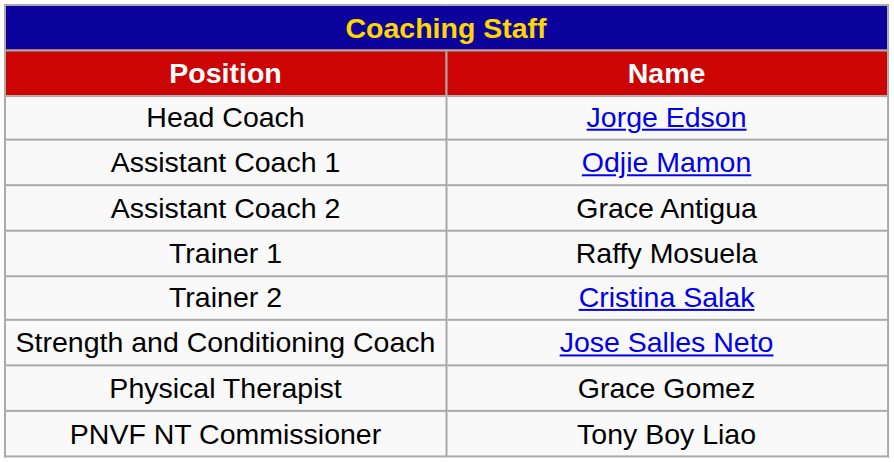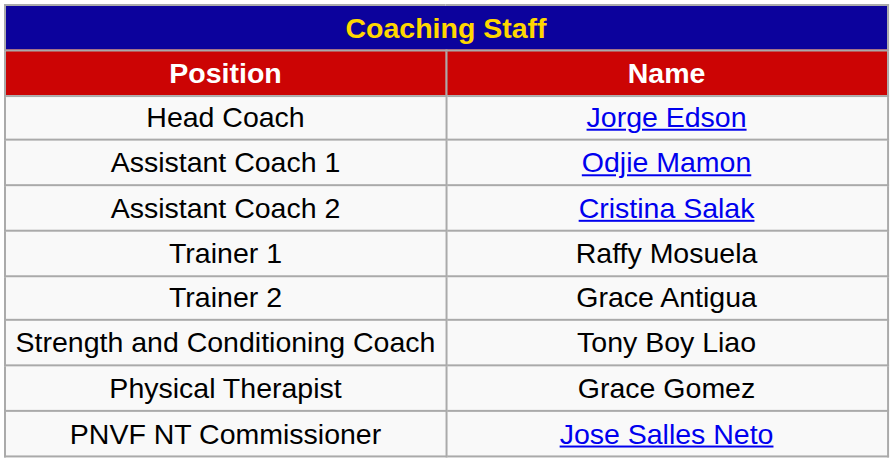(667, 208) Grace Antigua -> (667, 208) Cristina Salak
(667, 298) Cristina Salak -> (667, 298) Grace Antigua
(667, 343) Jose Salles Neto -> (667, 343) Tony Boy Liao
(667, 433) Tony Boy Liao -> (667, 433) Jose Salles Neto
